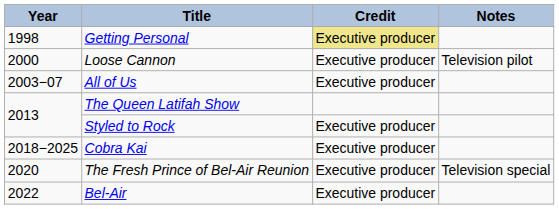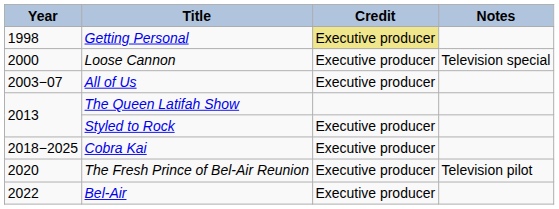(487, 60) Television pilot -> (496, 60) Television special
(496, 171) Television special -> (487, 171) Television pilot
